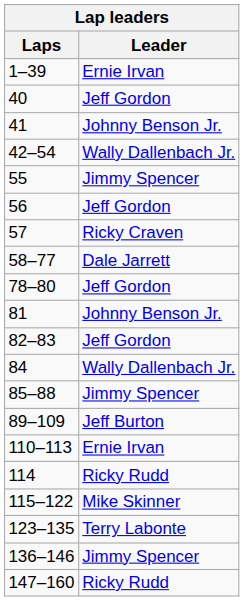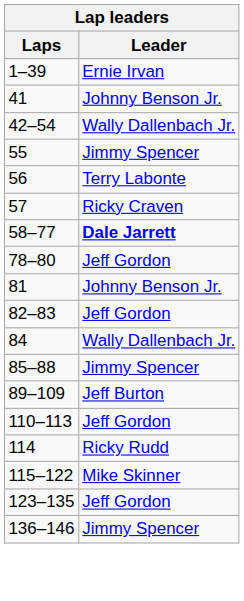- row: (18, 98)
(126, 206) Jeff Gordon -> (134, 179) Terry Labonte
(126, 260) normal -> (129, 233) bold
(123, 448) Ernie Irvan -> (126, 421) Jeff Gordon
(134, 529) Terry Labonte -> (126, 502) Jeff Gordon
- row: (41, 582)
